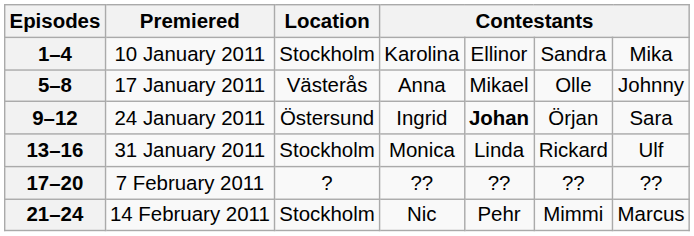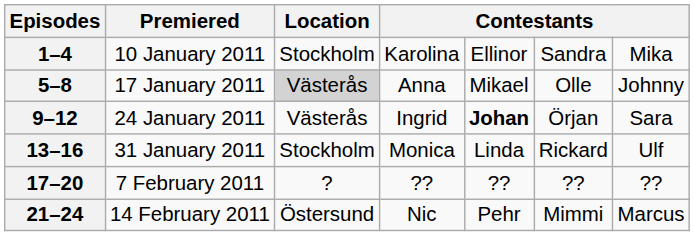(327, 86) no background -> (327, 86) lightgrey background
(327, 118) Östersund -> (327, 118) Västerås
(327, 215) Stockholm -> (327, 215) Östersund
